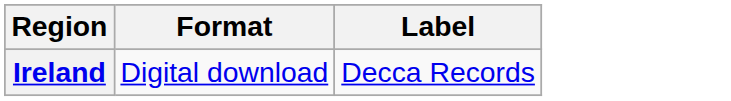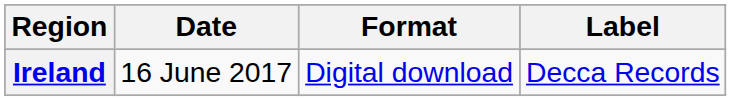+ column: (206, 26)
